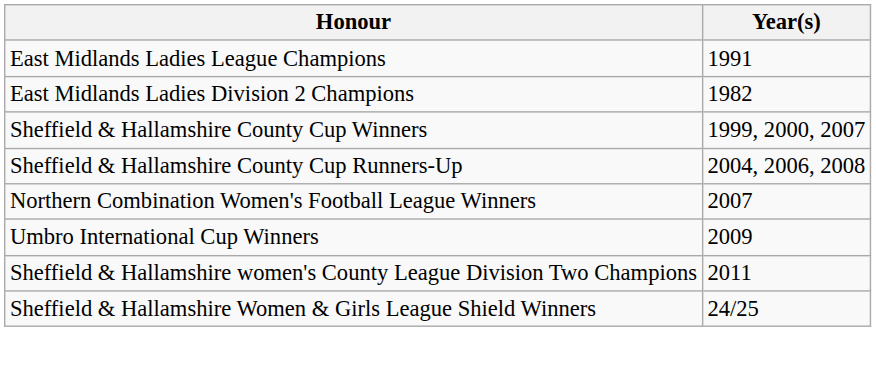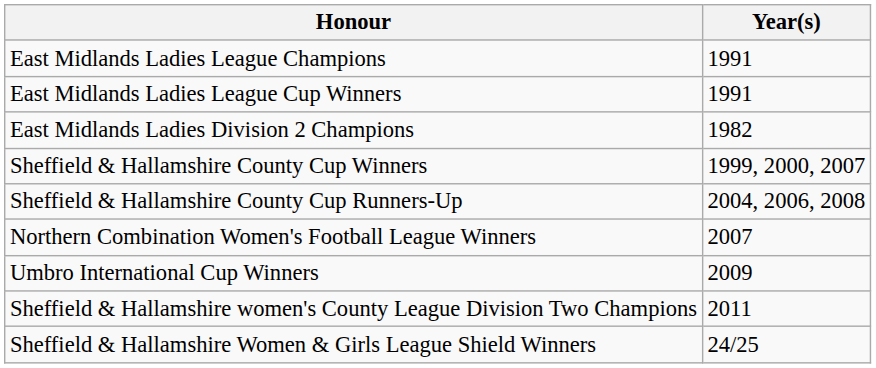+ row: (206, 93)
